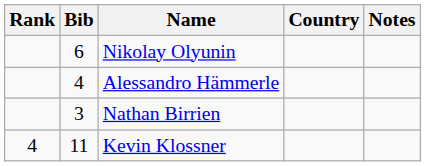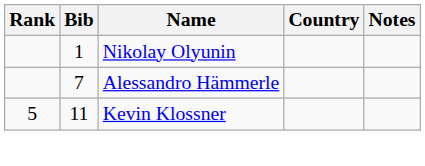(79, 51) 6 -> (79, 51) 1
(79, 82) 4 -> (79, 82) 7
- row: (162, 113)
(32, 144) 4 -> (32, 113) 5
